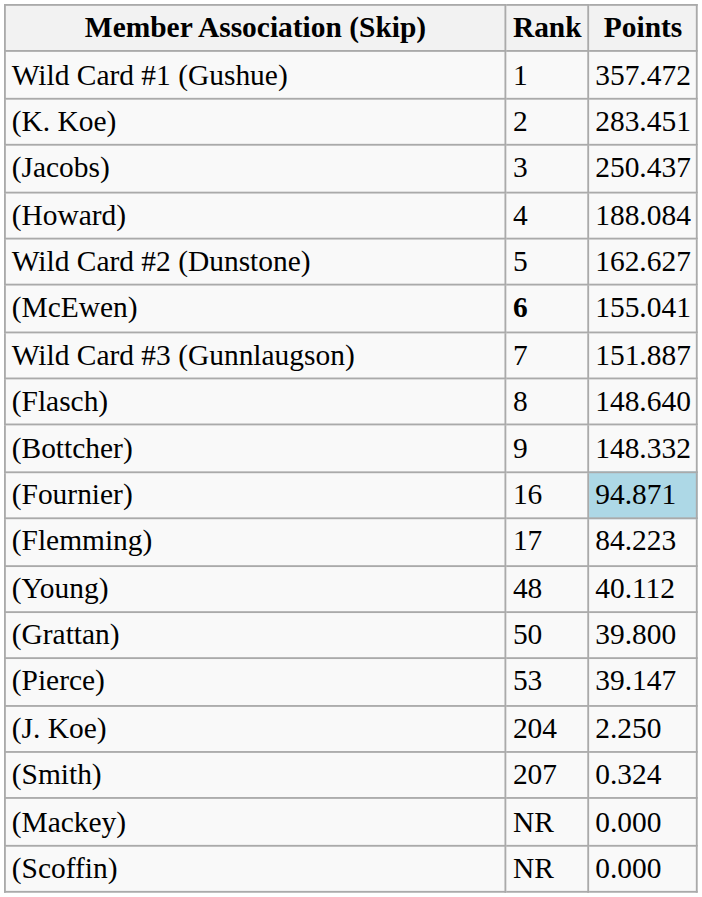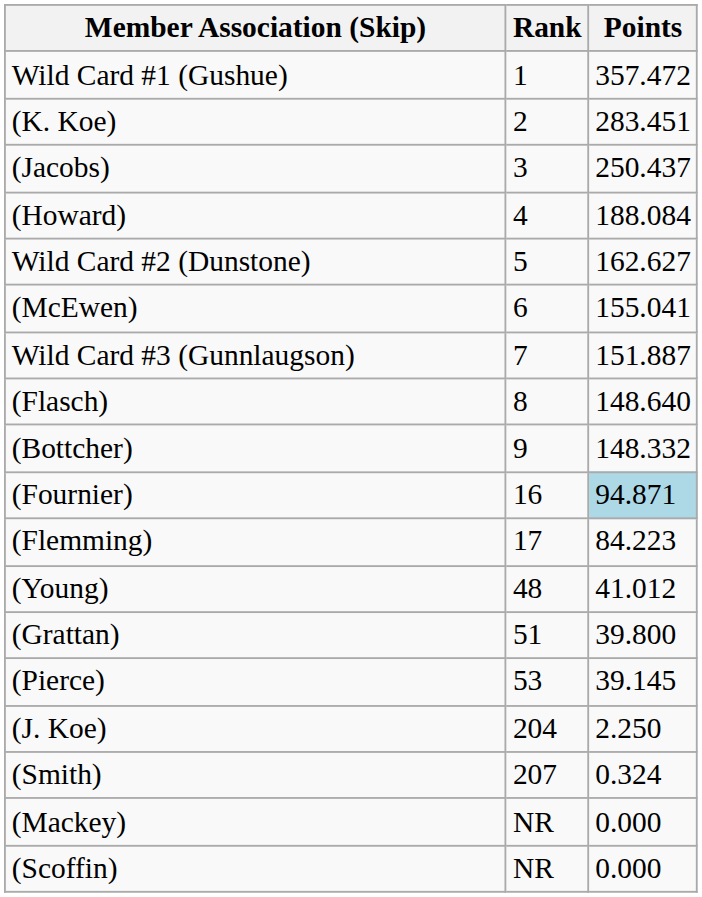(520, 307) bold -> (520, 307) normal
(635, 588) 40.112 -> (636, 588) 41.012
(528, 634) 50 -> (528, 634) 51
(636, 681) 39.147 -> (636, 681) 39.145
